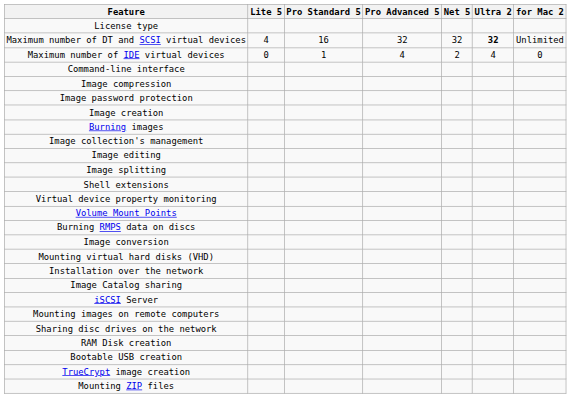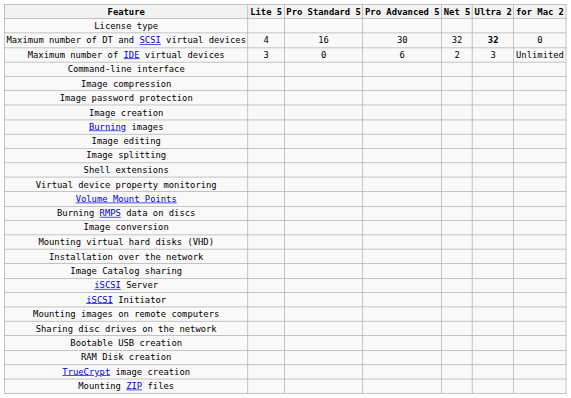(402, 40) 32 -> (402, 40) 30
(540, 40) Unlimited -> (540, 40) 0
(266, 55) 0 -> (266, 55) 3
(324, 55) 1 -> (324, 55) 0
(402, 55) 4 -> (402, 55) 6
(493, 55) 4 -> (493, 55) 3
(540, 55) 0 -> (540, 55) Unlimited
- row: (126, 141)
+ row: (126, 300)
rows swapped: (126, 357) <-> (126, 343)
